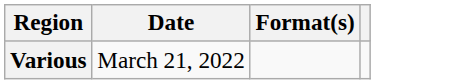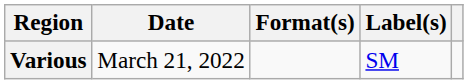+ column: (406, 22)
